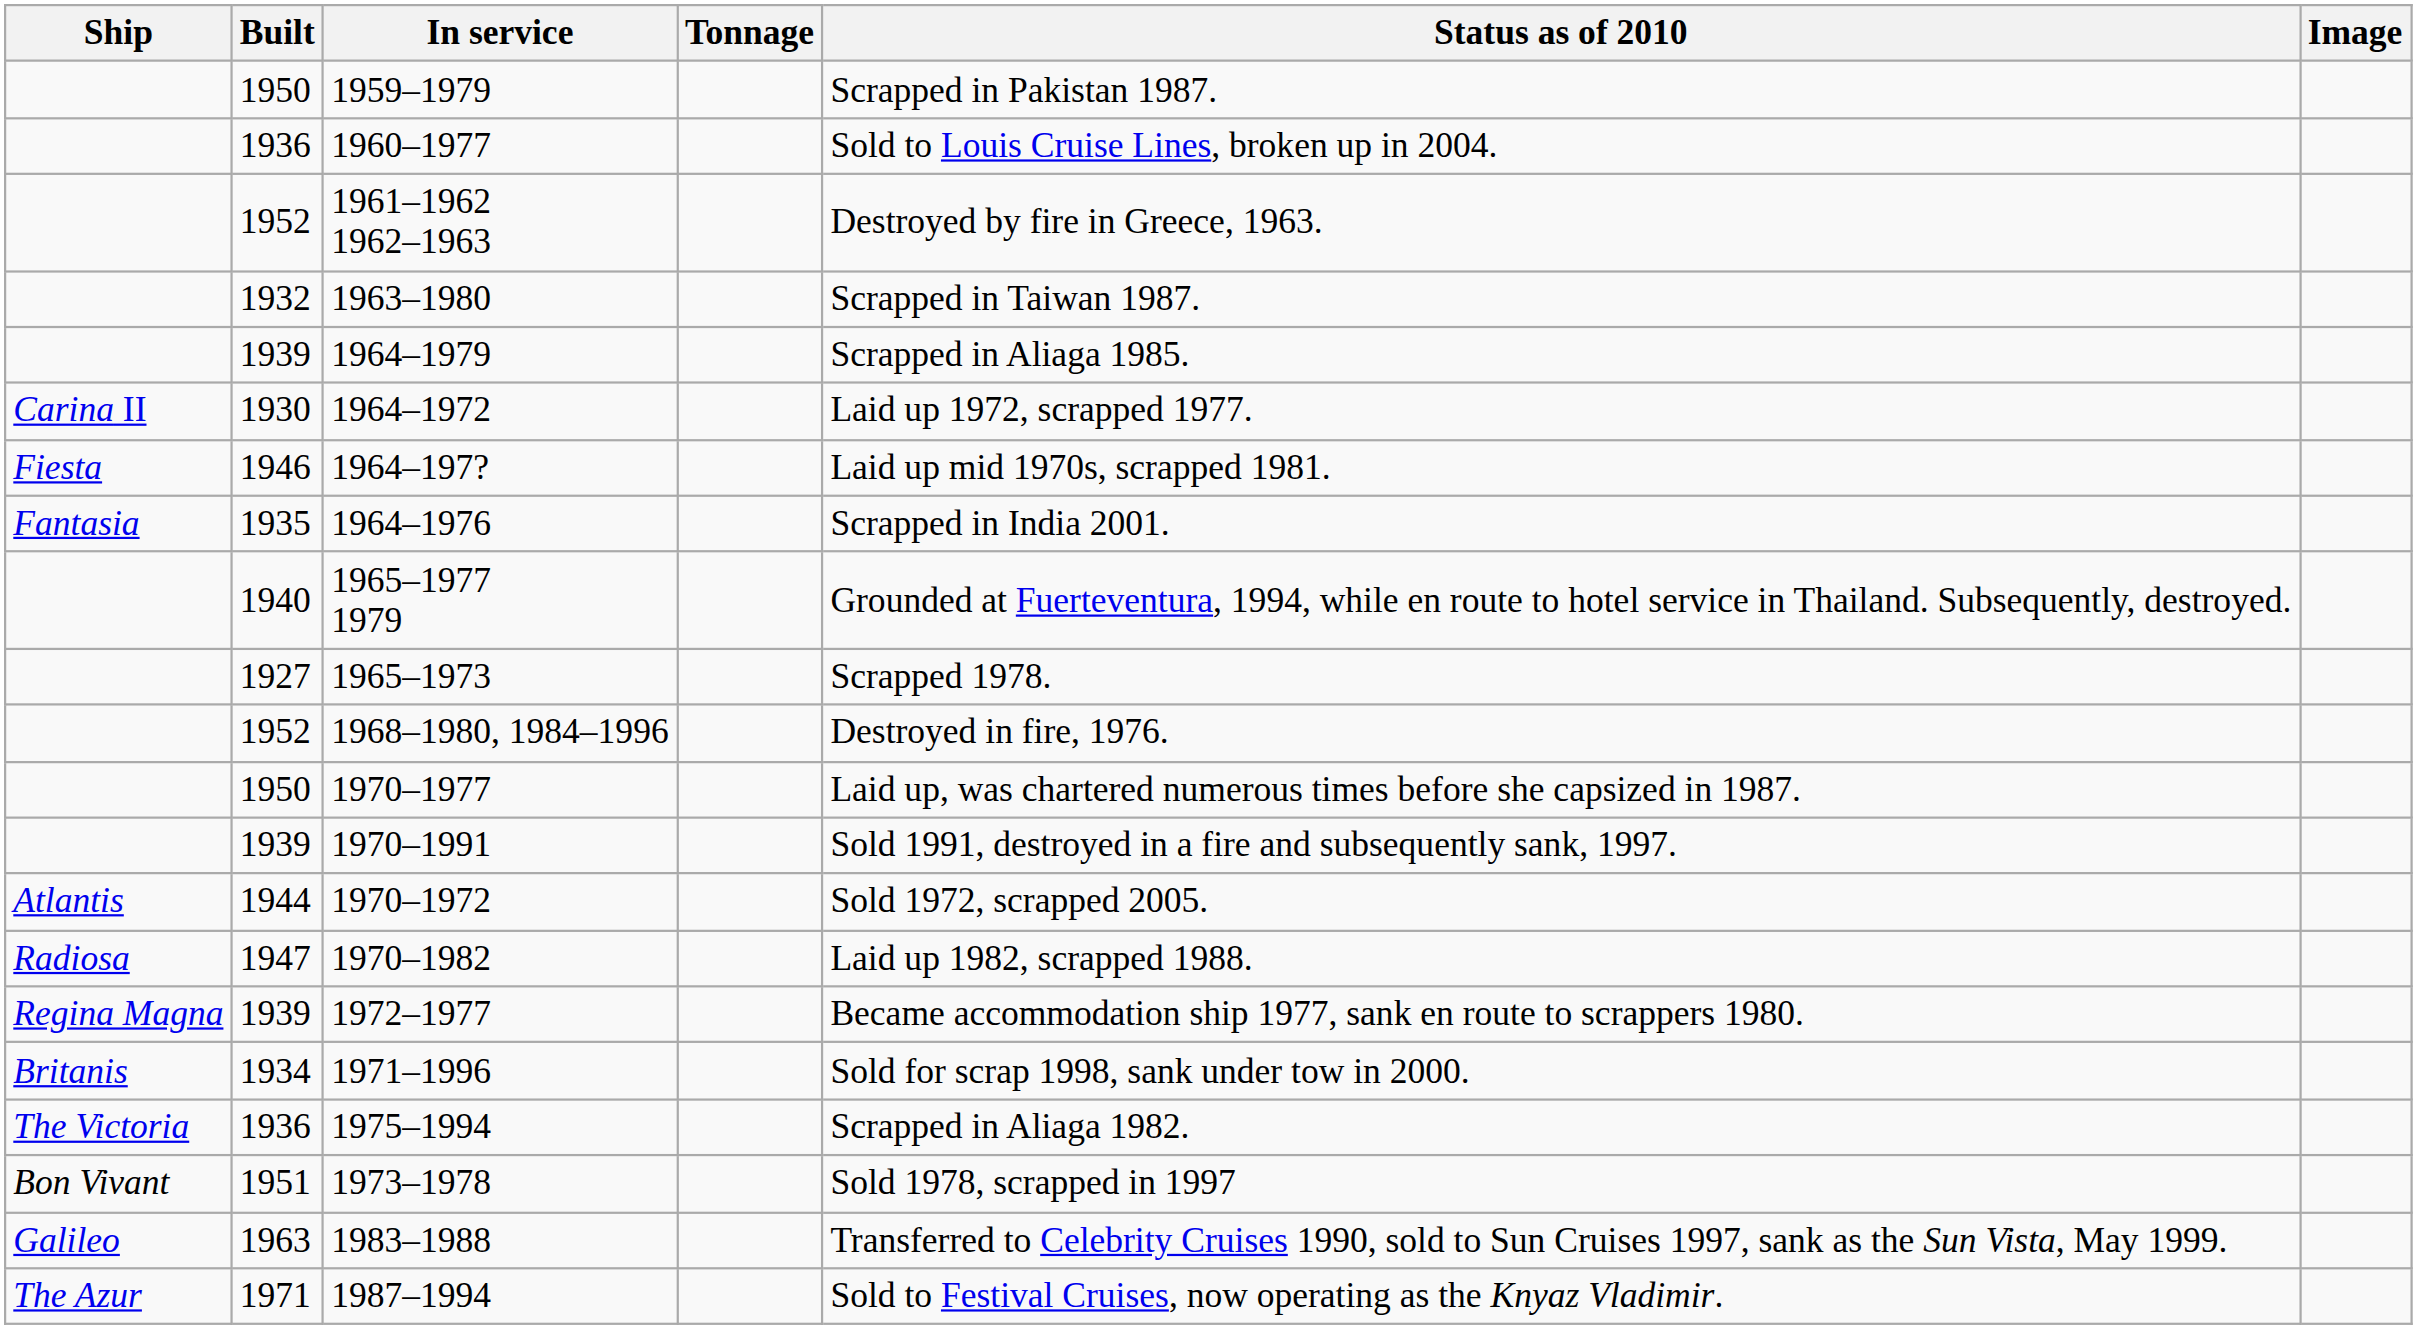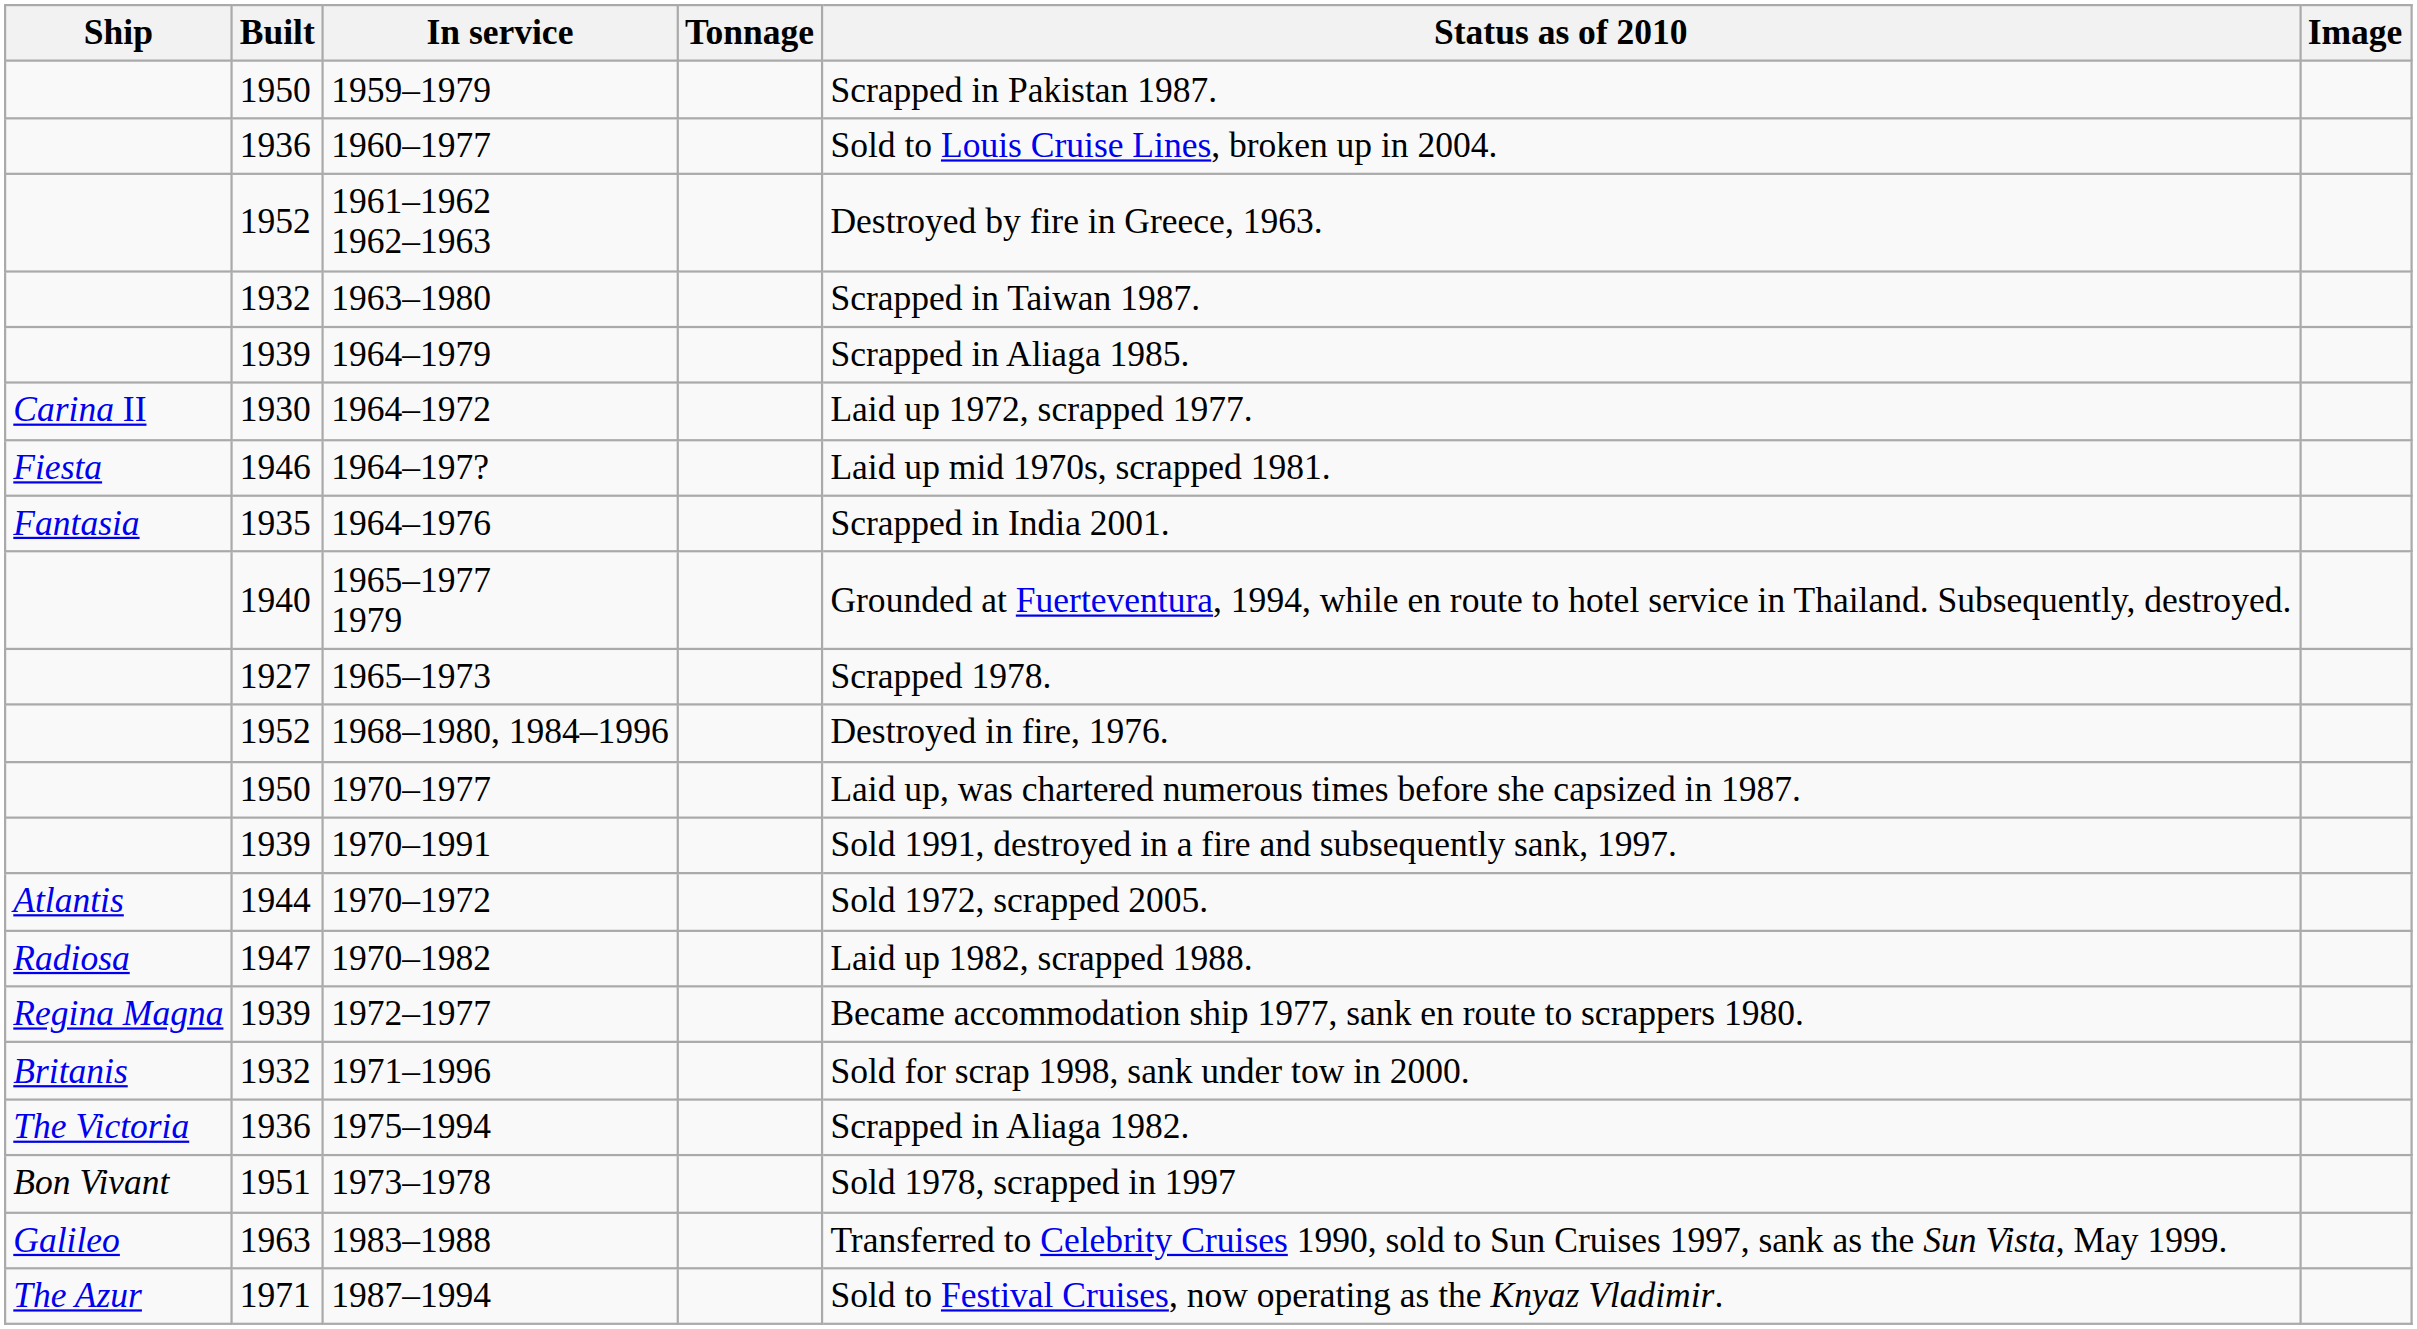(275, 1070) 1934 -> (275, 1070) 1932
